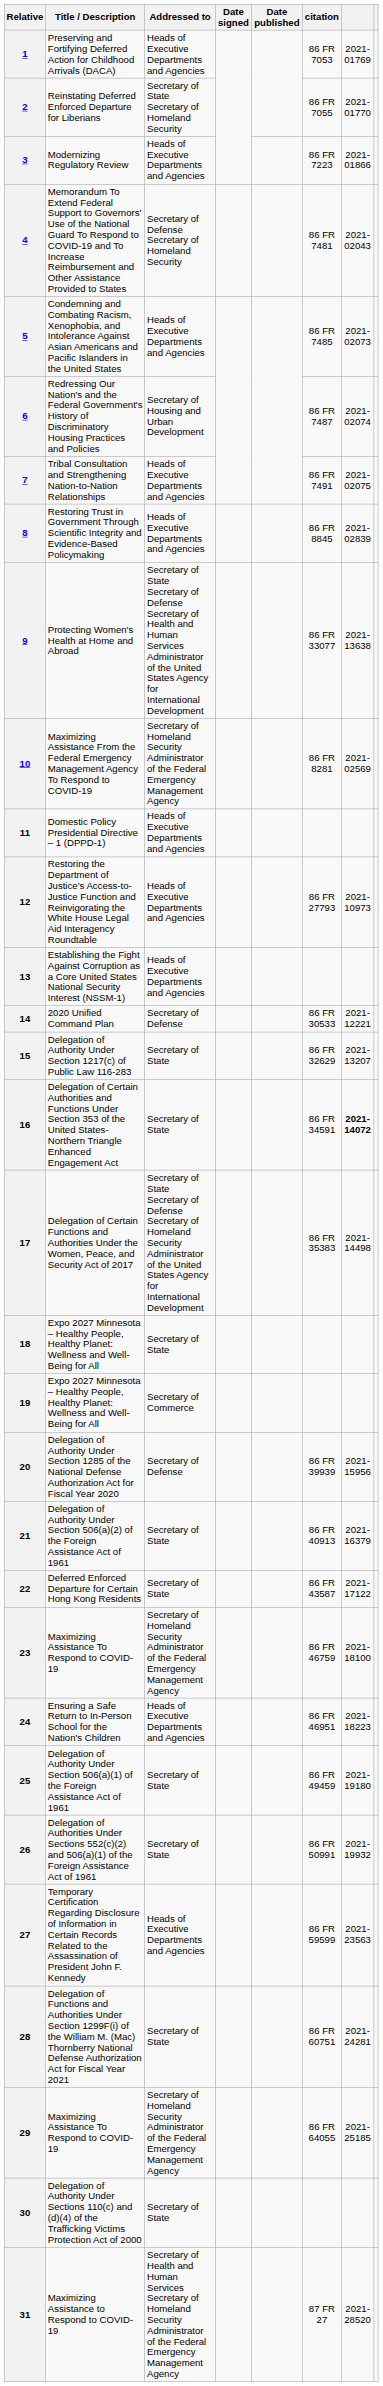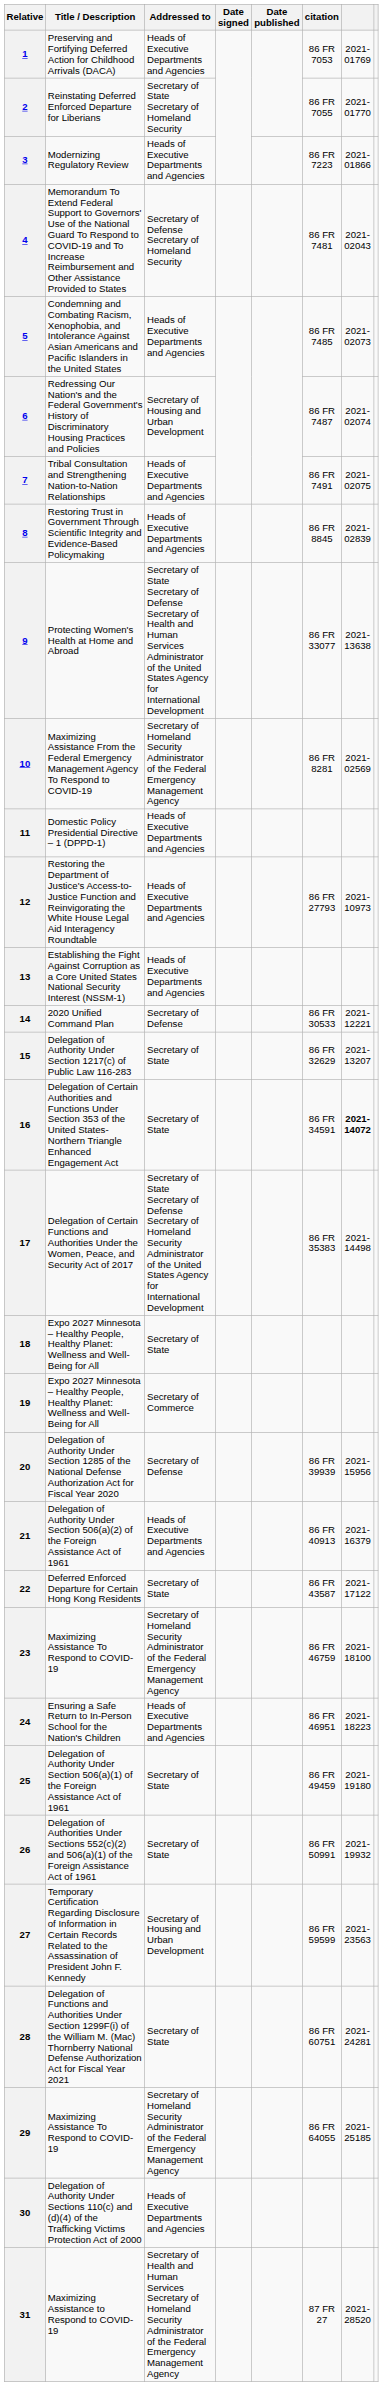(173, 1536) Secretary of State -> (176, 1536) Heads of Executive Departments and Agencies
(176, 1935) Heads of Executive Departments and Agencies -> (175, 1935) Secretary of Housing and Urban Development
(173, 2213) Secretary of State -> (176, 2213) Heads of Executive Departments and Agencies
